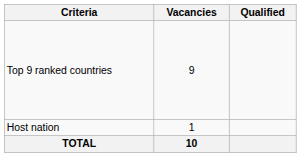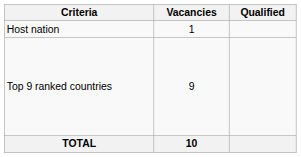rows swapped: (33, 127) <-> (59, 70)
